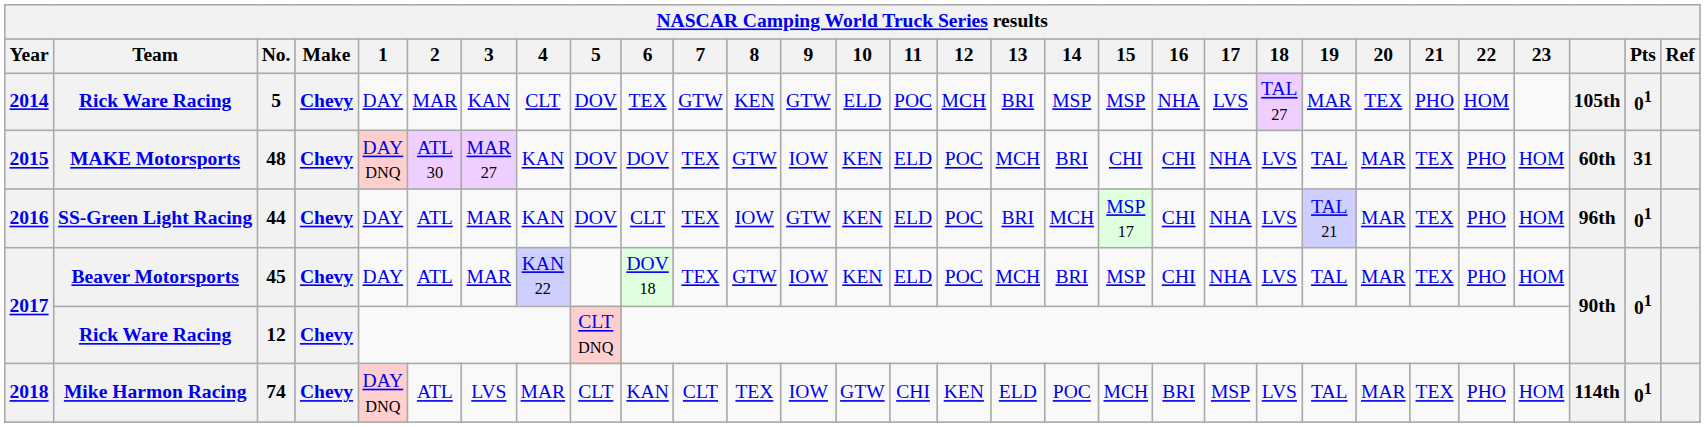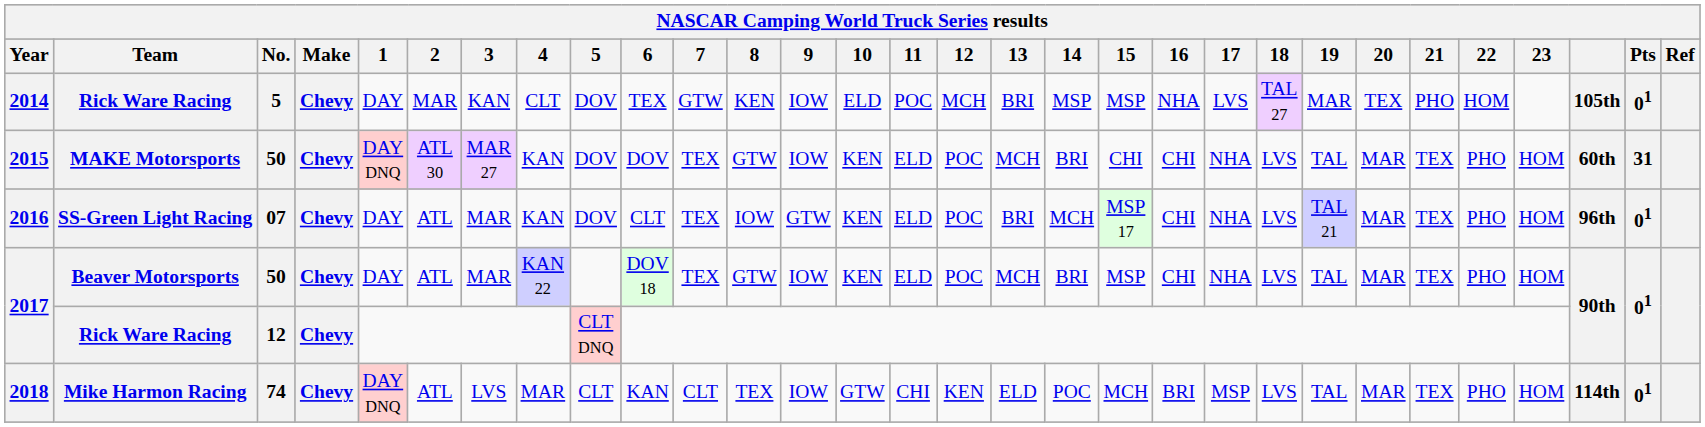(808, 101) GTW -> (808, 101) IOW
(276, 159) 48 -> (276, 159) 50
(276, 218) 44 -> (276, 218) 07
(276, 276) 45 -> (276, 276) 50
